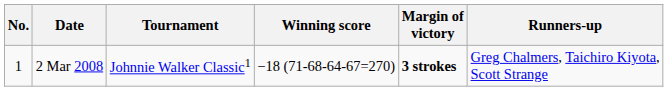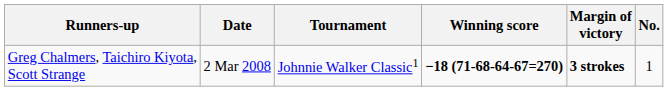columns swapped: (18, 25) <-> (565, 25)
(326, 66) normal -> (494, 66) bold
